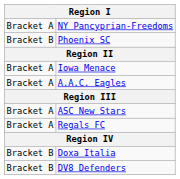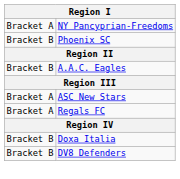- row: (87, 68)
(30, 82) Bracket A -> (30, 68) Bracket B
